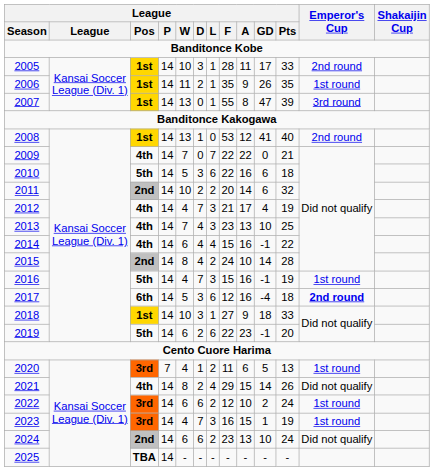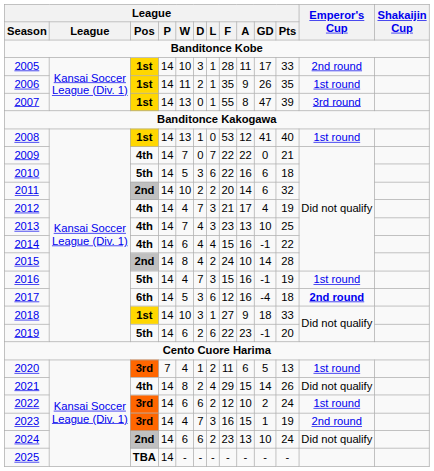(337, 137) 2nd round -> (337, 137) 1st round
(337, 421) 1st round -> (337, 421) 2nd round
